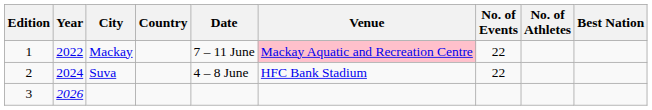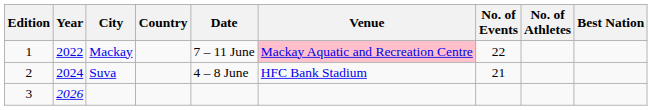(498, 72) 22 -> (498, 72) 21
